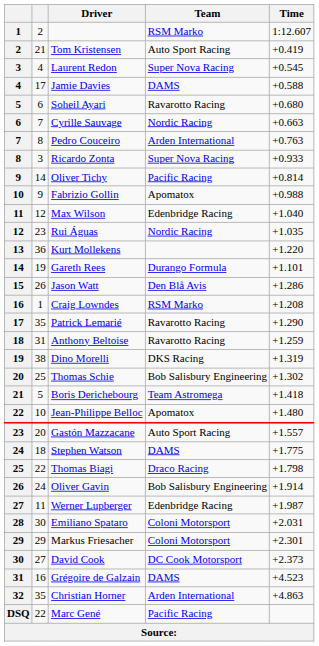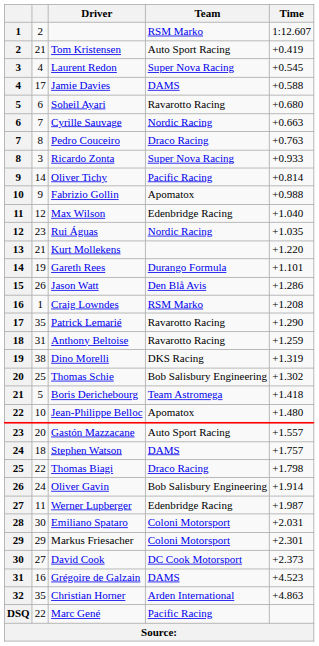(191, 140) Arden International -> (178, 140) Draco Racing
(40, 249) 36 -> (40, 249) 21
(288, 450) +1.775 -> (288, 450) +1.757
